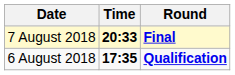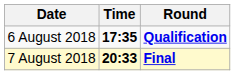rows swapped: (52, 59) <-> (52, 37)
